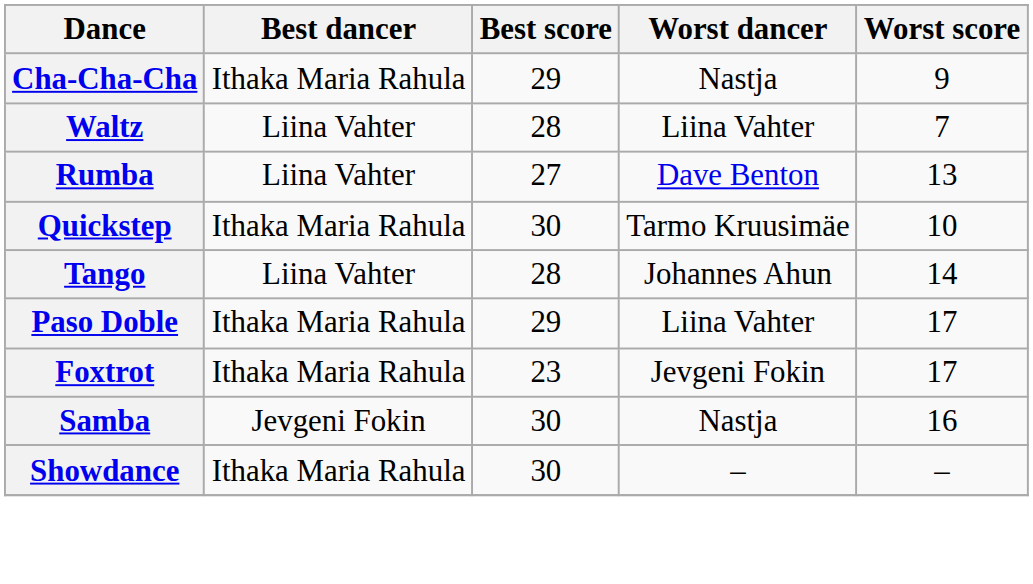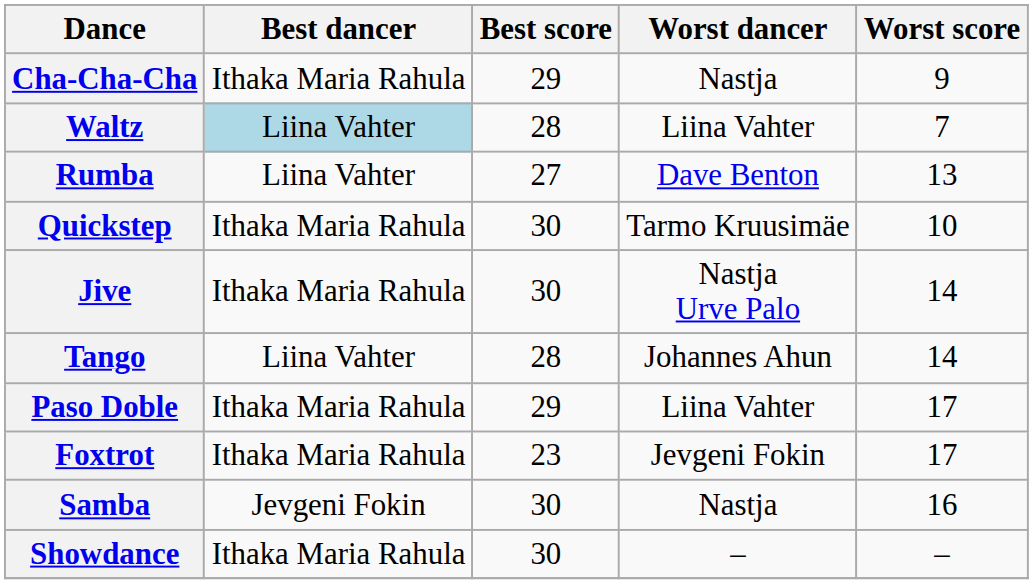(339, 126) no background -> (339, 126) lightblue background
+ row: (105, 291)
